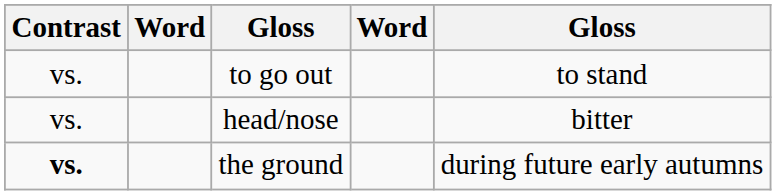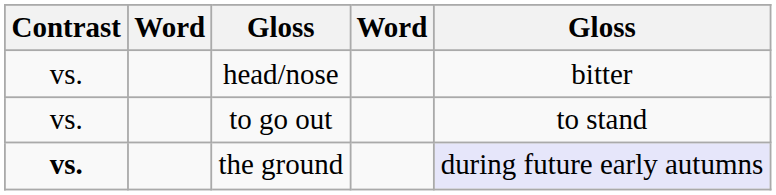rows swapped: (281, 119) <-> (281, 73)
(602, 165) no background -> (602, 165) lavender background
